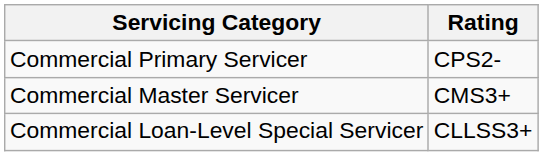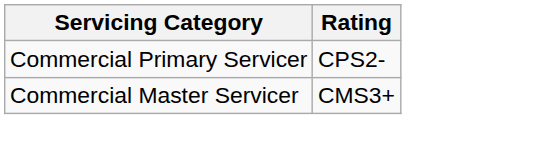- row: (217, 131)
